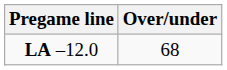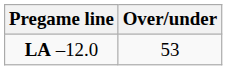(170, 49) 68 -> (170, 49) 53
